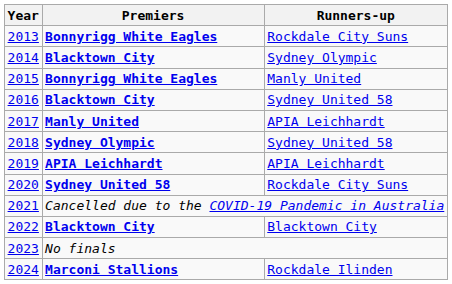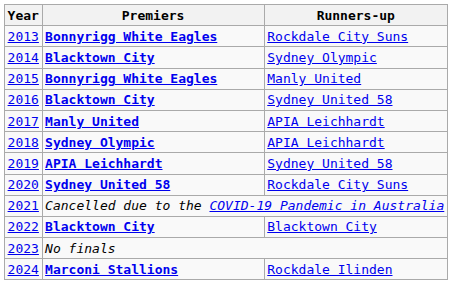(330, 142) Sydney United 58 -> (326, 142) APIA Leichhardt
(326, 163) APIA Leichhardt -> (330, 163) Sydney United 58
